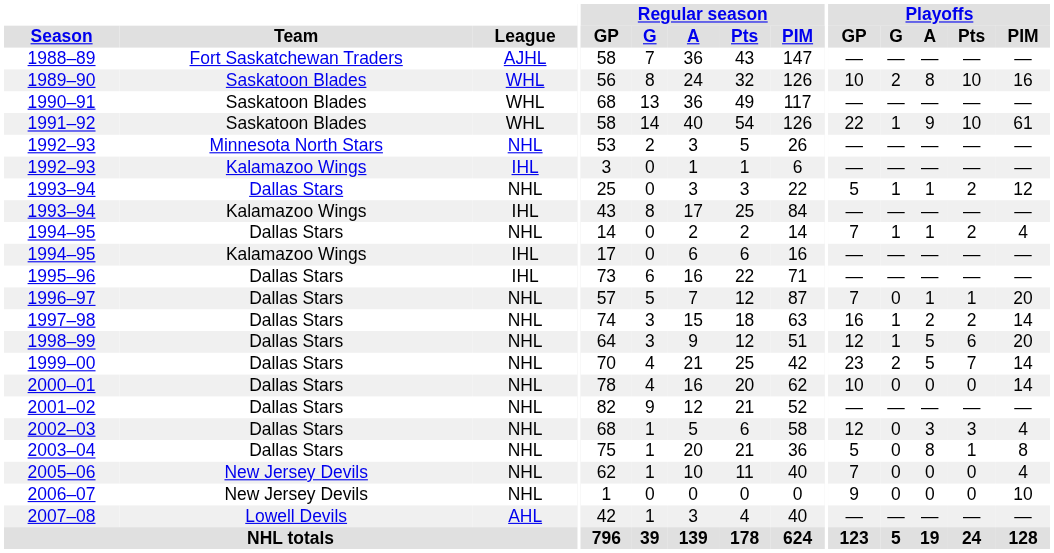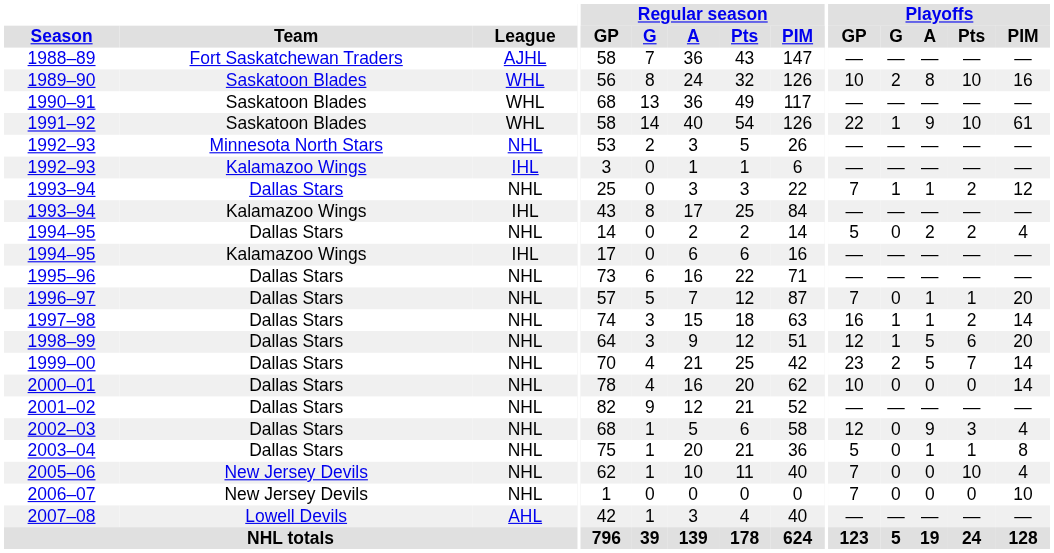(854, 189) 5 -> (854, 189) 7
(854, 232) 7 -> (854, 232) 5
(896, 232) 1 -> (896, 232) 0
(930, 232) 1 -> (930, 232) 2
(525, 276) IHL -> (525, 276) NHL
(930, 320) 2 -> (930, 320) 1
(930, 429) 3 -> (930, 429) 9
(930, 450) 8 -> (930, 450) 1
(972, 472) 0 -> (972, 472) 10
(854, 494) 9 -> (854, 494) 7
